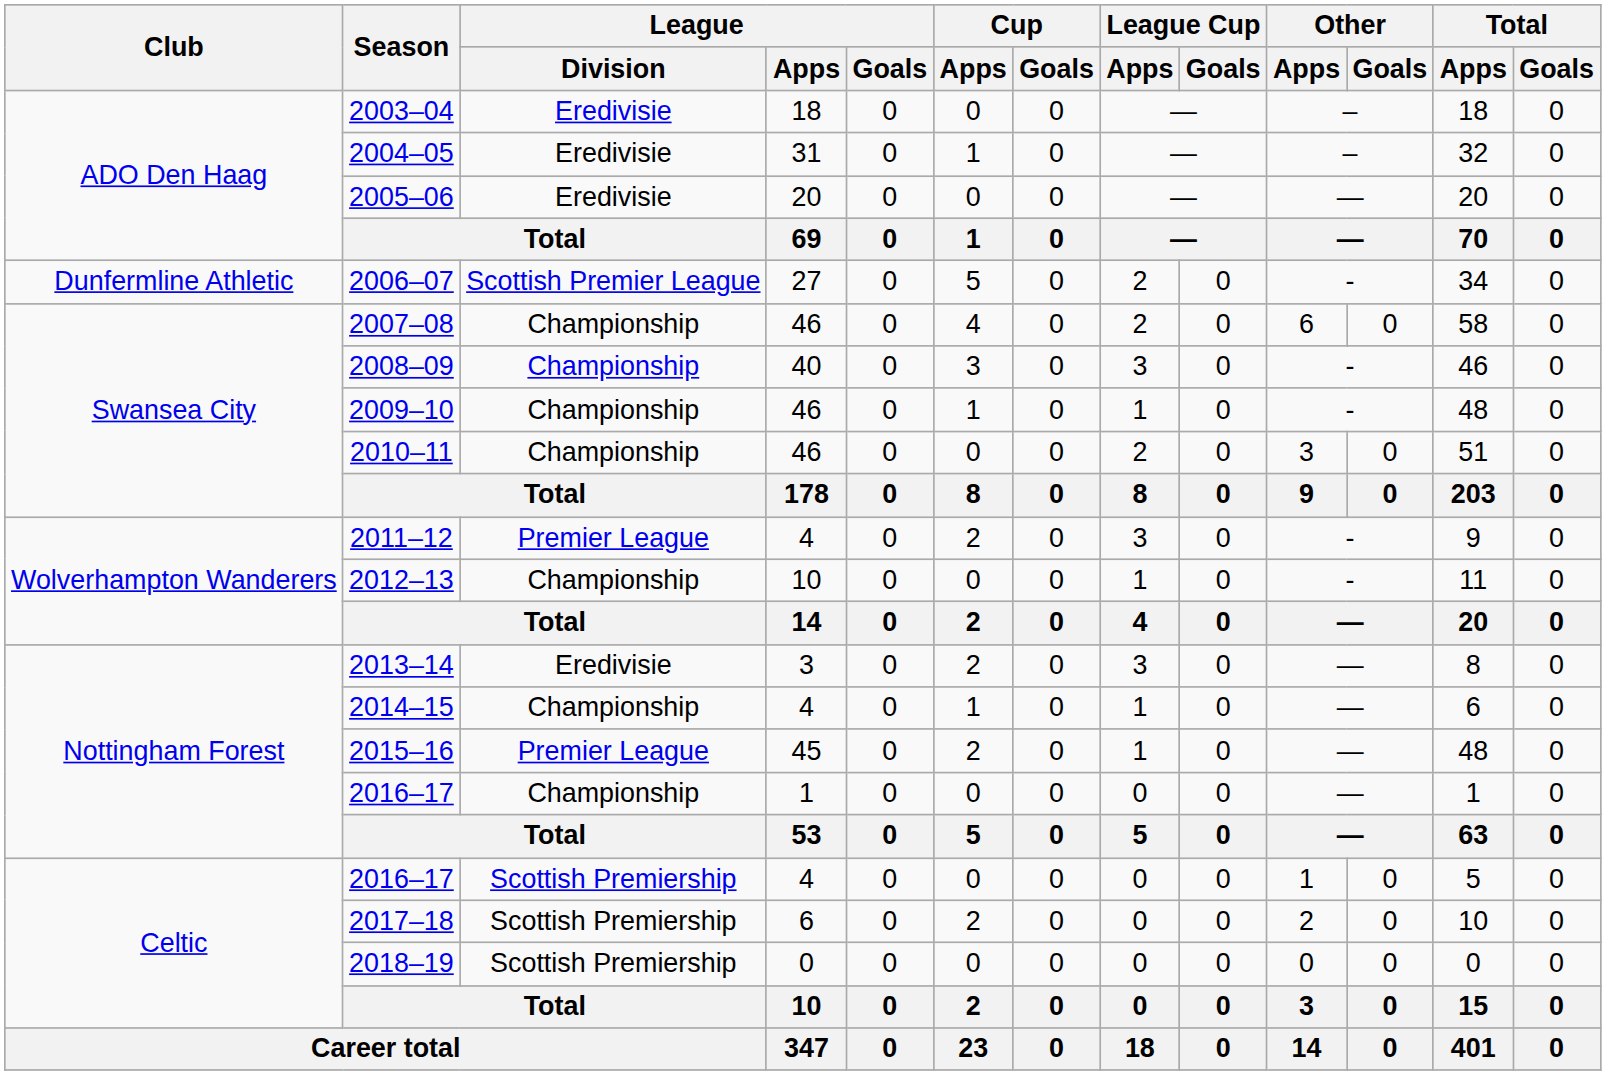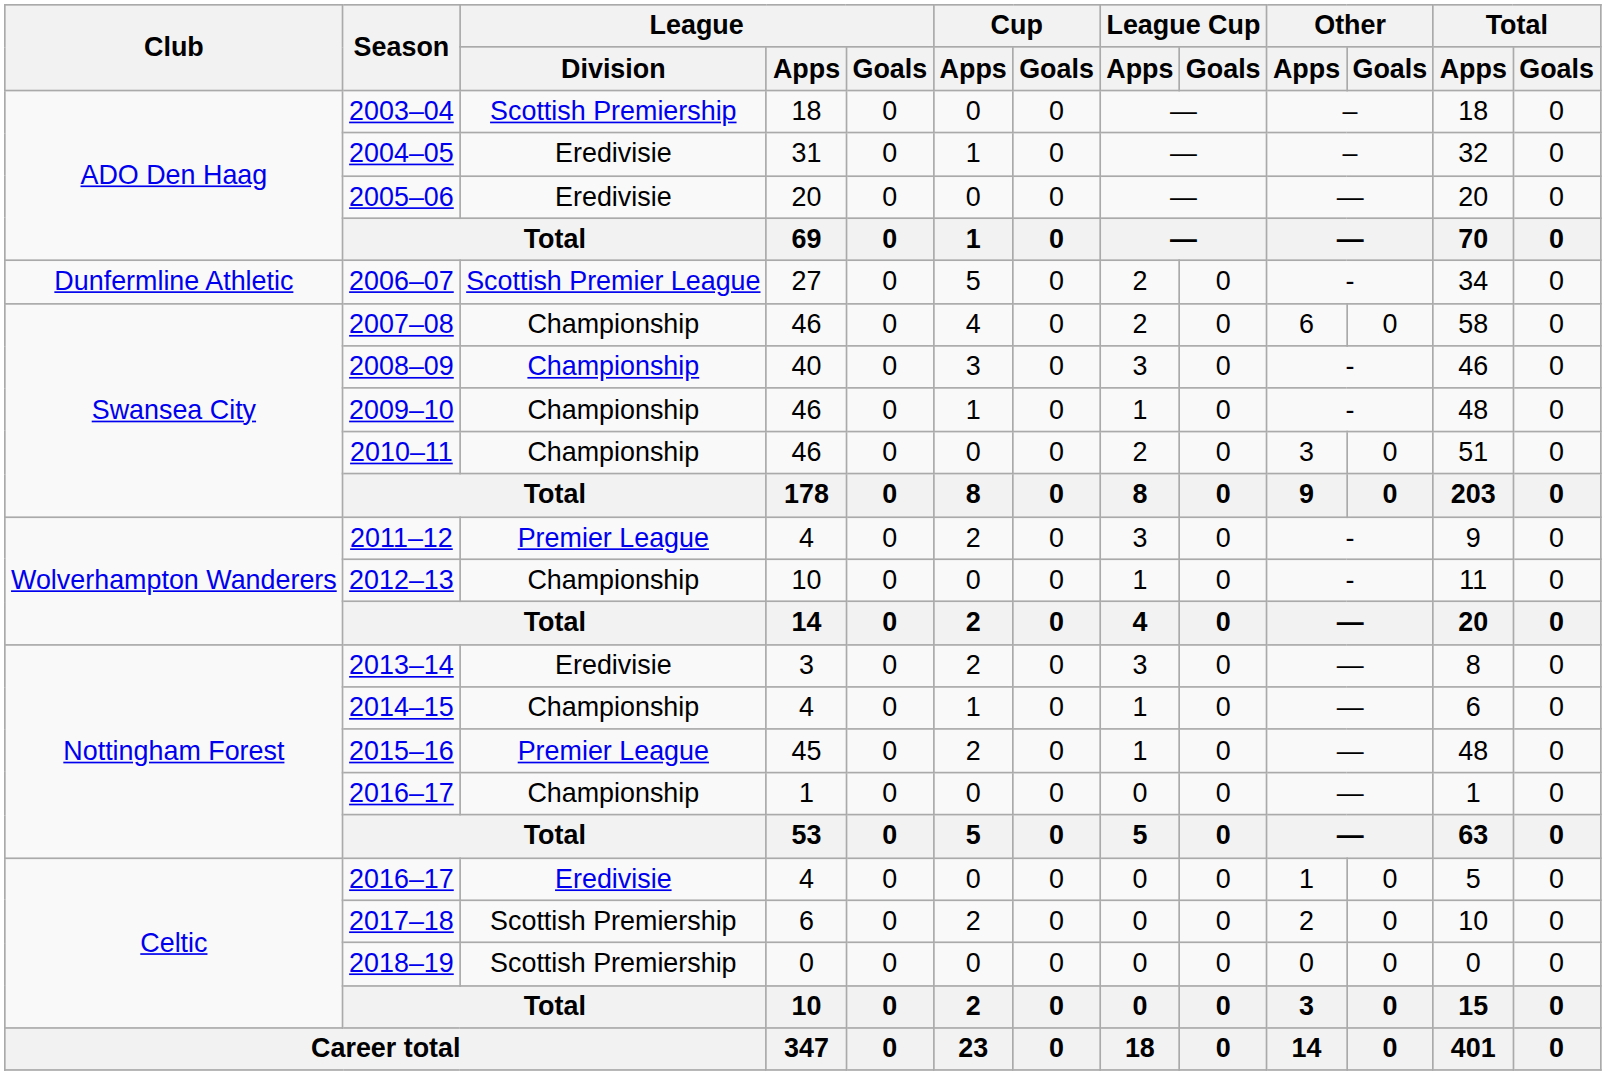(613, 111) Eredivisie -> (613, 111) Scottish Premiership
(613, 878) Scottish Premiership -> (613, 878) Eredivisie
